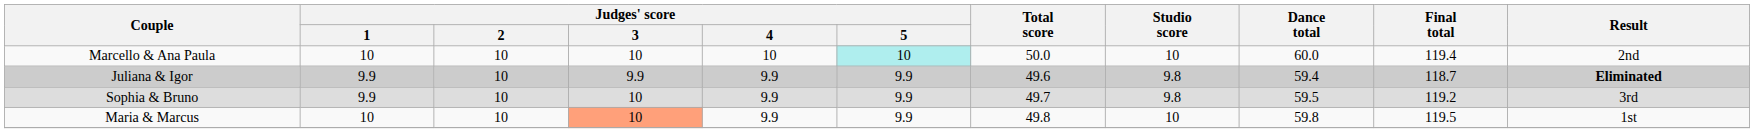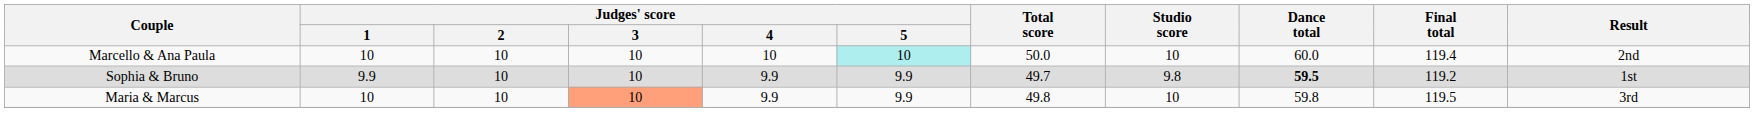- row: (152, 76)
(1306, 97) normal -> (1306, 76) bold
(1629, 97) 3rd -> (1629, 76) 1st
(1629, 117) 1st -> (1629, 97) 3rd
